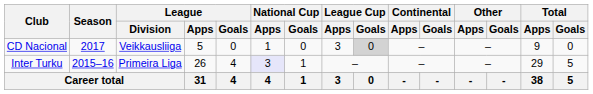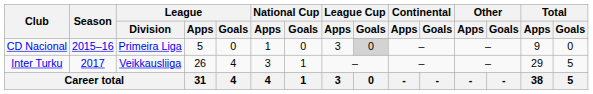(93, 47) 2017 -> (93, 47) 2015–16
(150, 47) Veikkausliiga -> (150, 47) Primeira Liga
(93, 64) 2015–16 -> (93, 64) 2017
(150, 64) Primeira Liga -> (150, 64) Veikkausliiga
(268, 64) lavender background -> (268, 64) no background
